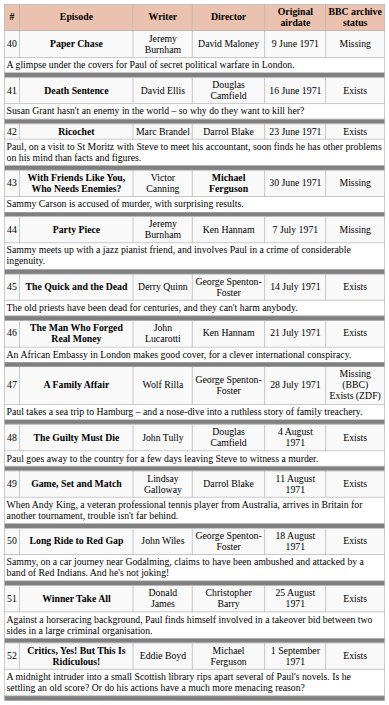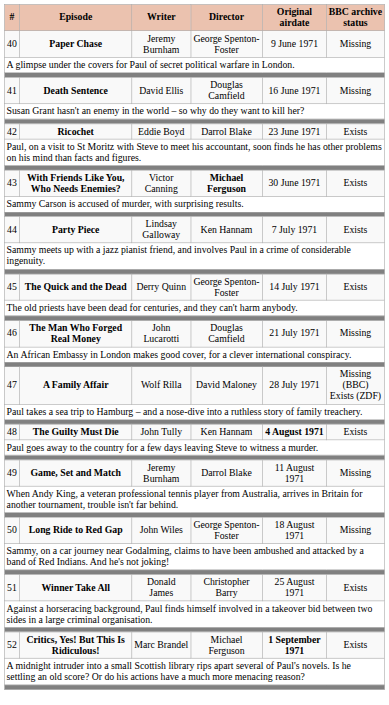(229, 44) David Maloney -> (227, 44) George Spenton-Foster
(355, 90) Exists -> (355, 90) Missing
(163, 131) Marc Brandel -> (161, 131) Eddie Boyd
(355, 183) Missing -> (355, 183) Exists
(163, 229) Jeremy Burnham -> (161, 229) Lindsay Galloway
(355, 229) Missing -> (355, 229) Exists
(229, 333) Ken Hannam -> (227, 333) Douglas Camfield
(355, 333) Exists -> (355, 333) Missing
(229, 385) George Spenton-Foster -> (227, 385) David Maloney
(229, 437) Douglas Camfield -> (227, 432) Ken Hannam
(295, 437) normal -> (294, 432) bold
(163, 484) Lindsay Galloway -> (161, 473) Jeremy Burnham
(355, 484) Exists -> (355, 473) Missing
(355, 541) Exists -> (355, 530) Missing
(163, 656) Eddie Boyd -> (161, 645) Marc Brandel
(295, 656) normal -> (294, 645) bold
